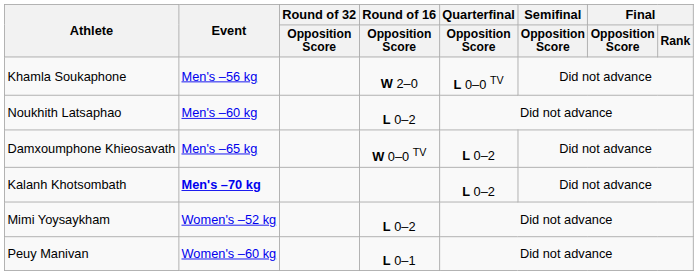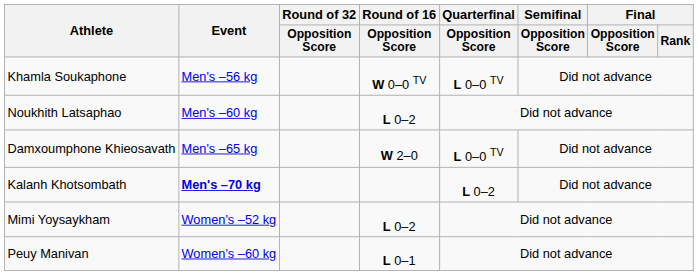(399, 84) W 2–0 -> (399, 84) W 0–0 TV
(399, 156) W 0–0 TV -> (399, 156) W 2–0
(479, 156) L 0–2 -> (479, 156) L 0–0 TV
